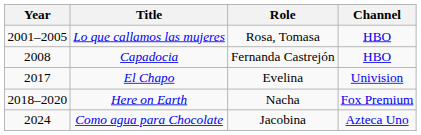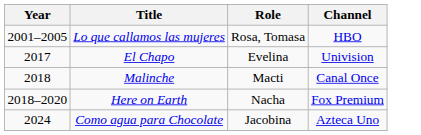- row: (149, 57)
+ row: (149, 78)
